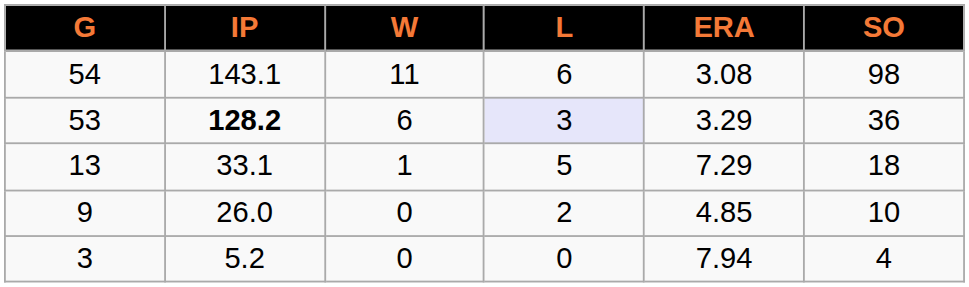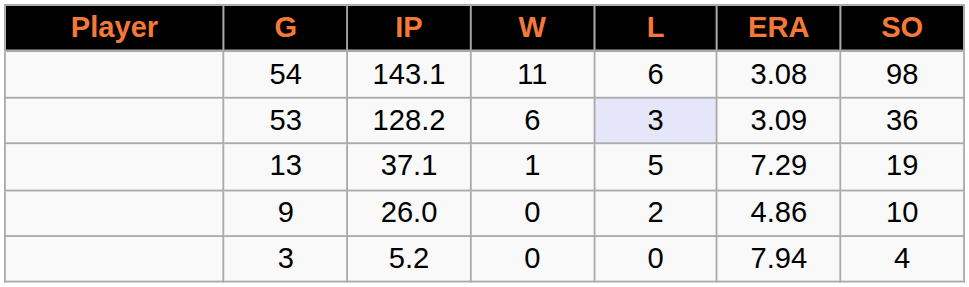+ column: (114, 27)
(245, 119) bold -> (409, 119) normal
(724, 119) 3.29 -> (779, 119) 3.09
(245, 166) 33.1 -> (409, 166) 37.1
(884, 166) 18 -> (902, 166) 19
(724, 212) 4.85 -> (779, 212) 4.86
